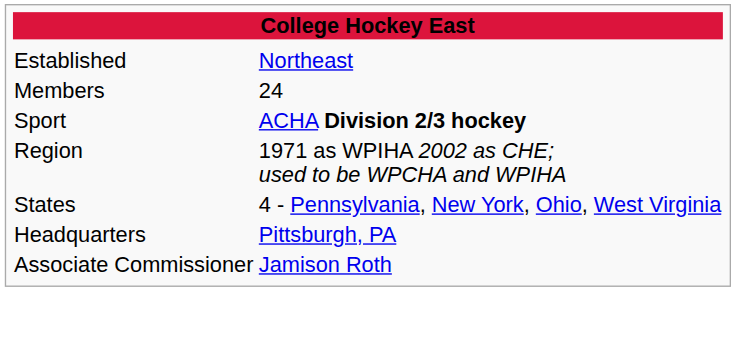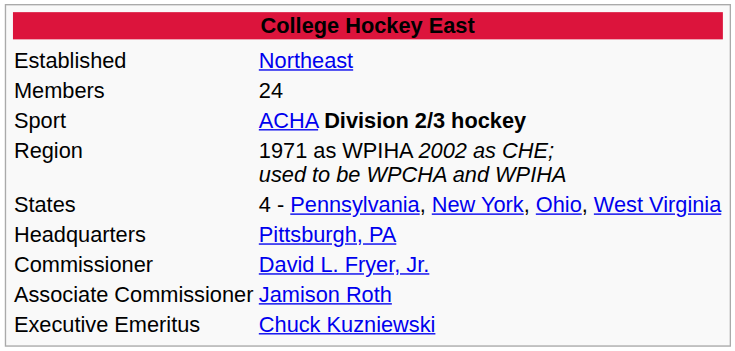+ row: (83, 265)
+ row: (107, 325)
